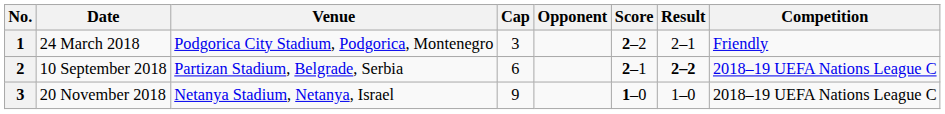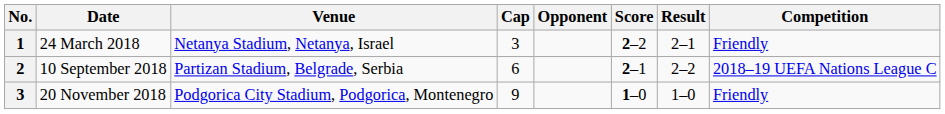(334, 43) Podgorica City Stadium, Podgorica, Montenegro -> (284, 43) Netanya Stadium, Netanya, Israel
(683, 69) bold -> (683, 69) normal
(284, 95) Netanya Stadium, Netanya, Israel -> (334, 95) Podgorica City Stadium, Podgorica, Montenegro
(825, 95) 2018–19 UEFA Nations League C -> (741, 95) Friendly
